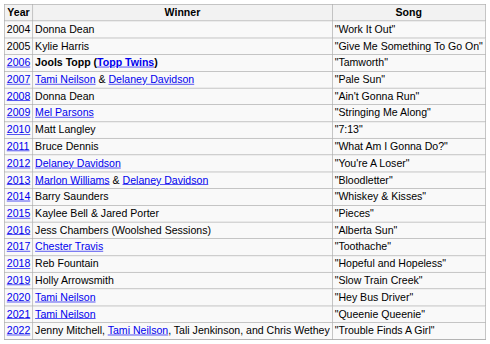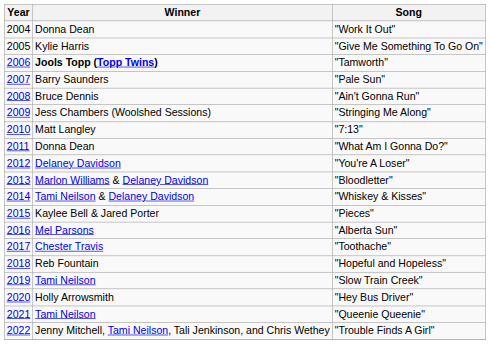(115, 79) Tami Neilson & Delaney Davidson -> (72, 79) Barry Saunders
(65, 96) Donna Dean -> (67, 96) Bruce Dennis
(64, 113) Mel Parsons -> (123, 113) Jess Chambers (Woolshed Sessions)
(67, 146) Bruce Dennis -> (65, 146) Donna Dean
(72, 197) Barry Saunders -> (115, 197) Tami Neilson & Delaney Davidson
(123, 230) Jess Chambers (Woolshed Sessions) -> (64, 230) Mel Parsons
(74, 280) Holly Arrowsmith -> (65, 280) Tami Neilson
(65, 297) Tami Neilson -> (74, 297) Holly Arrowsmith
